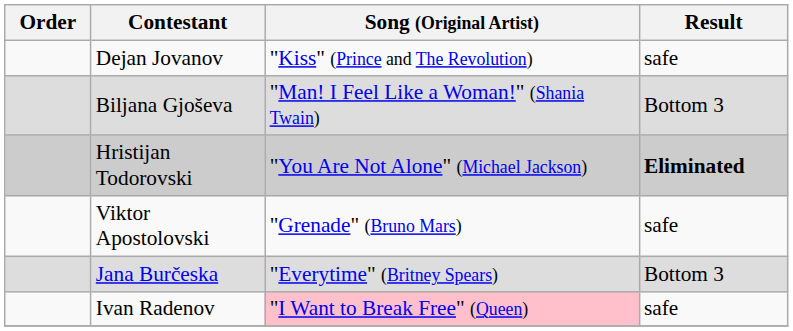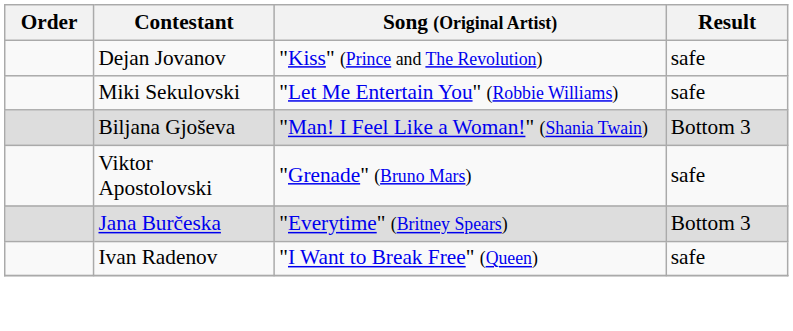+ row: (169, 92)
- row: (144, 165)
(399, 308) pink background -> (409, 258) no background
